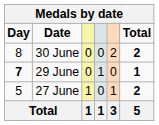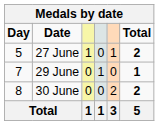rows swapped: (57, 91) <-> (57, 52)
(19, 72) bold -> (19, 72) normal
